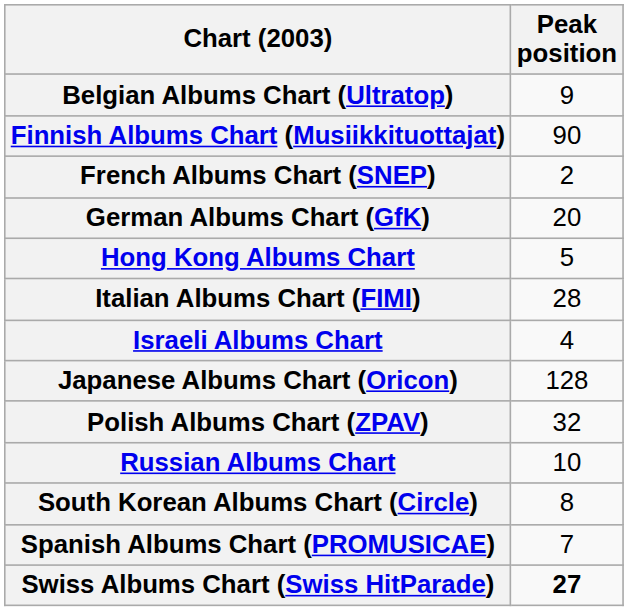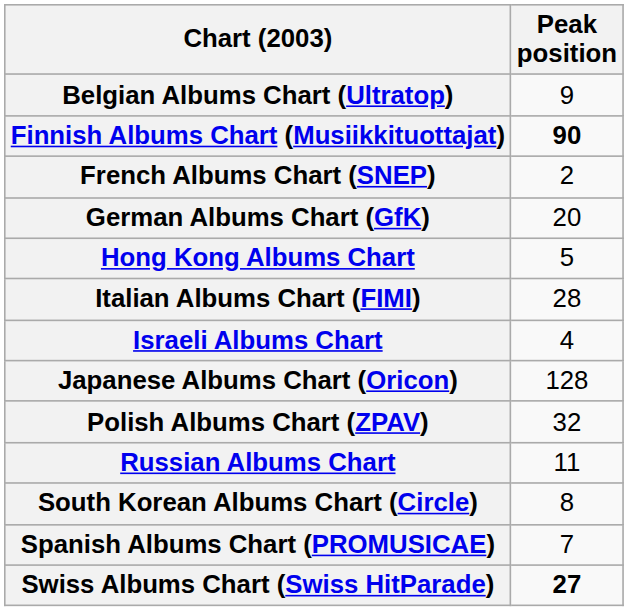(567, 135) normal -> (567, 135) bold
(567, 462) 10 -> (567, 462) 11
